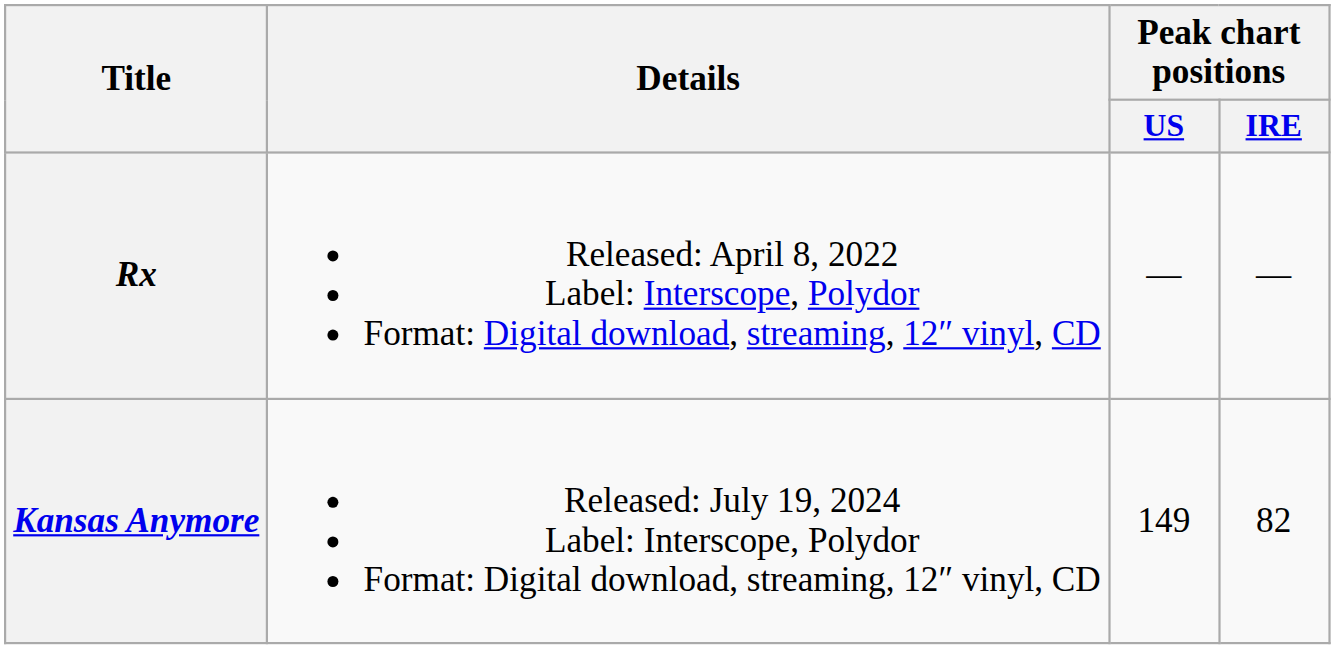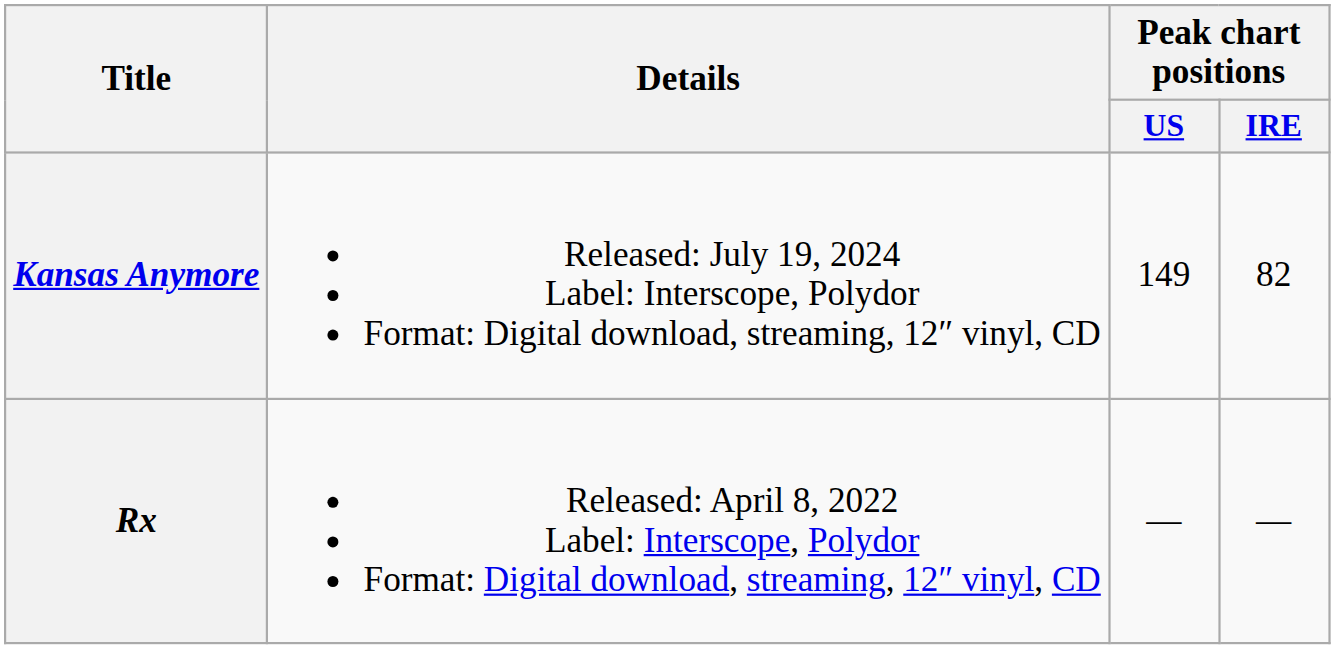rows swapped: (136, 274) <-> (136, 519)
